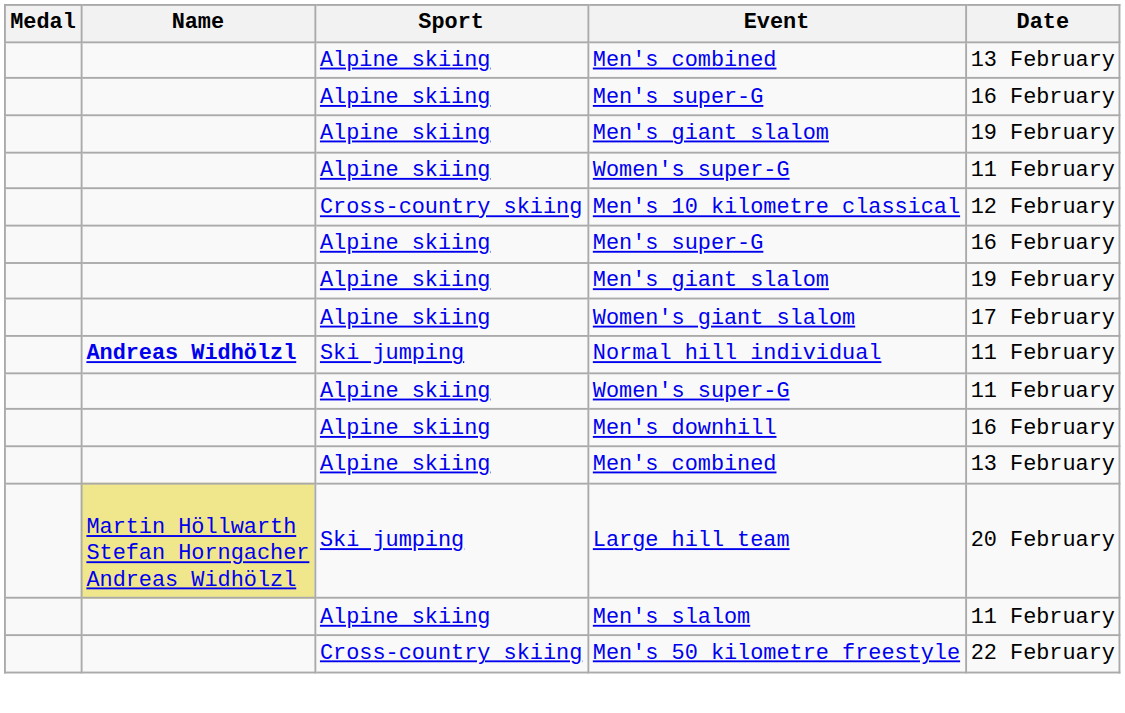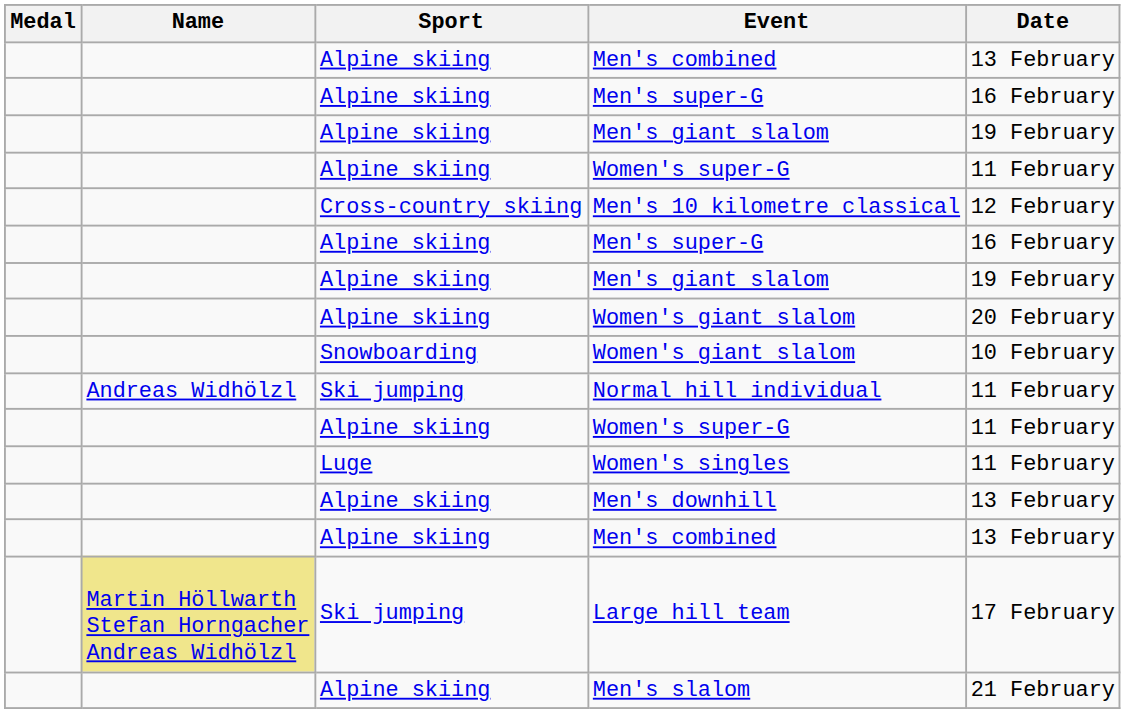(1043, 317) 17 February -> (1043, 317) 20 February
+ row: (399, 354)
(191, 354) bold -> (191, 391) normal
+ row: (346, 464)
(1043, 427) 16 February -> (1043, 501) 13 February
(1043, 540) 20 February -> (1043, 614) 17 February
(1043, 616) 11 February -> (1043, 690) 21 February
- row: (451, 653)
